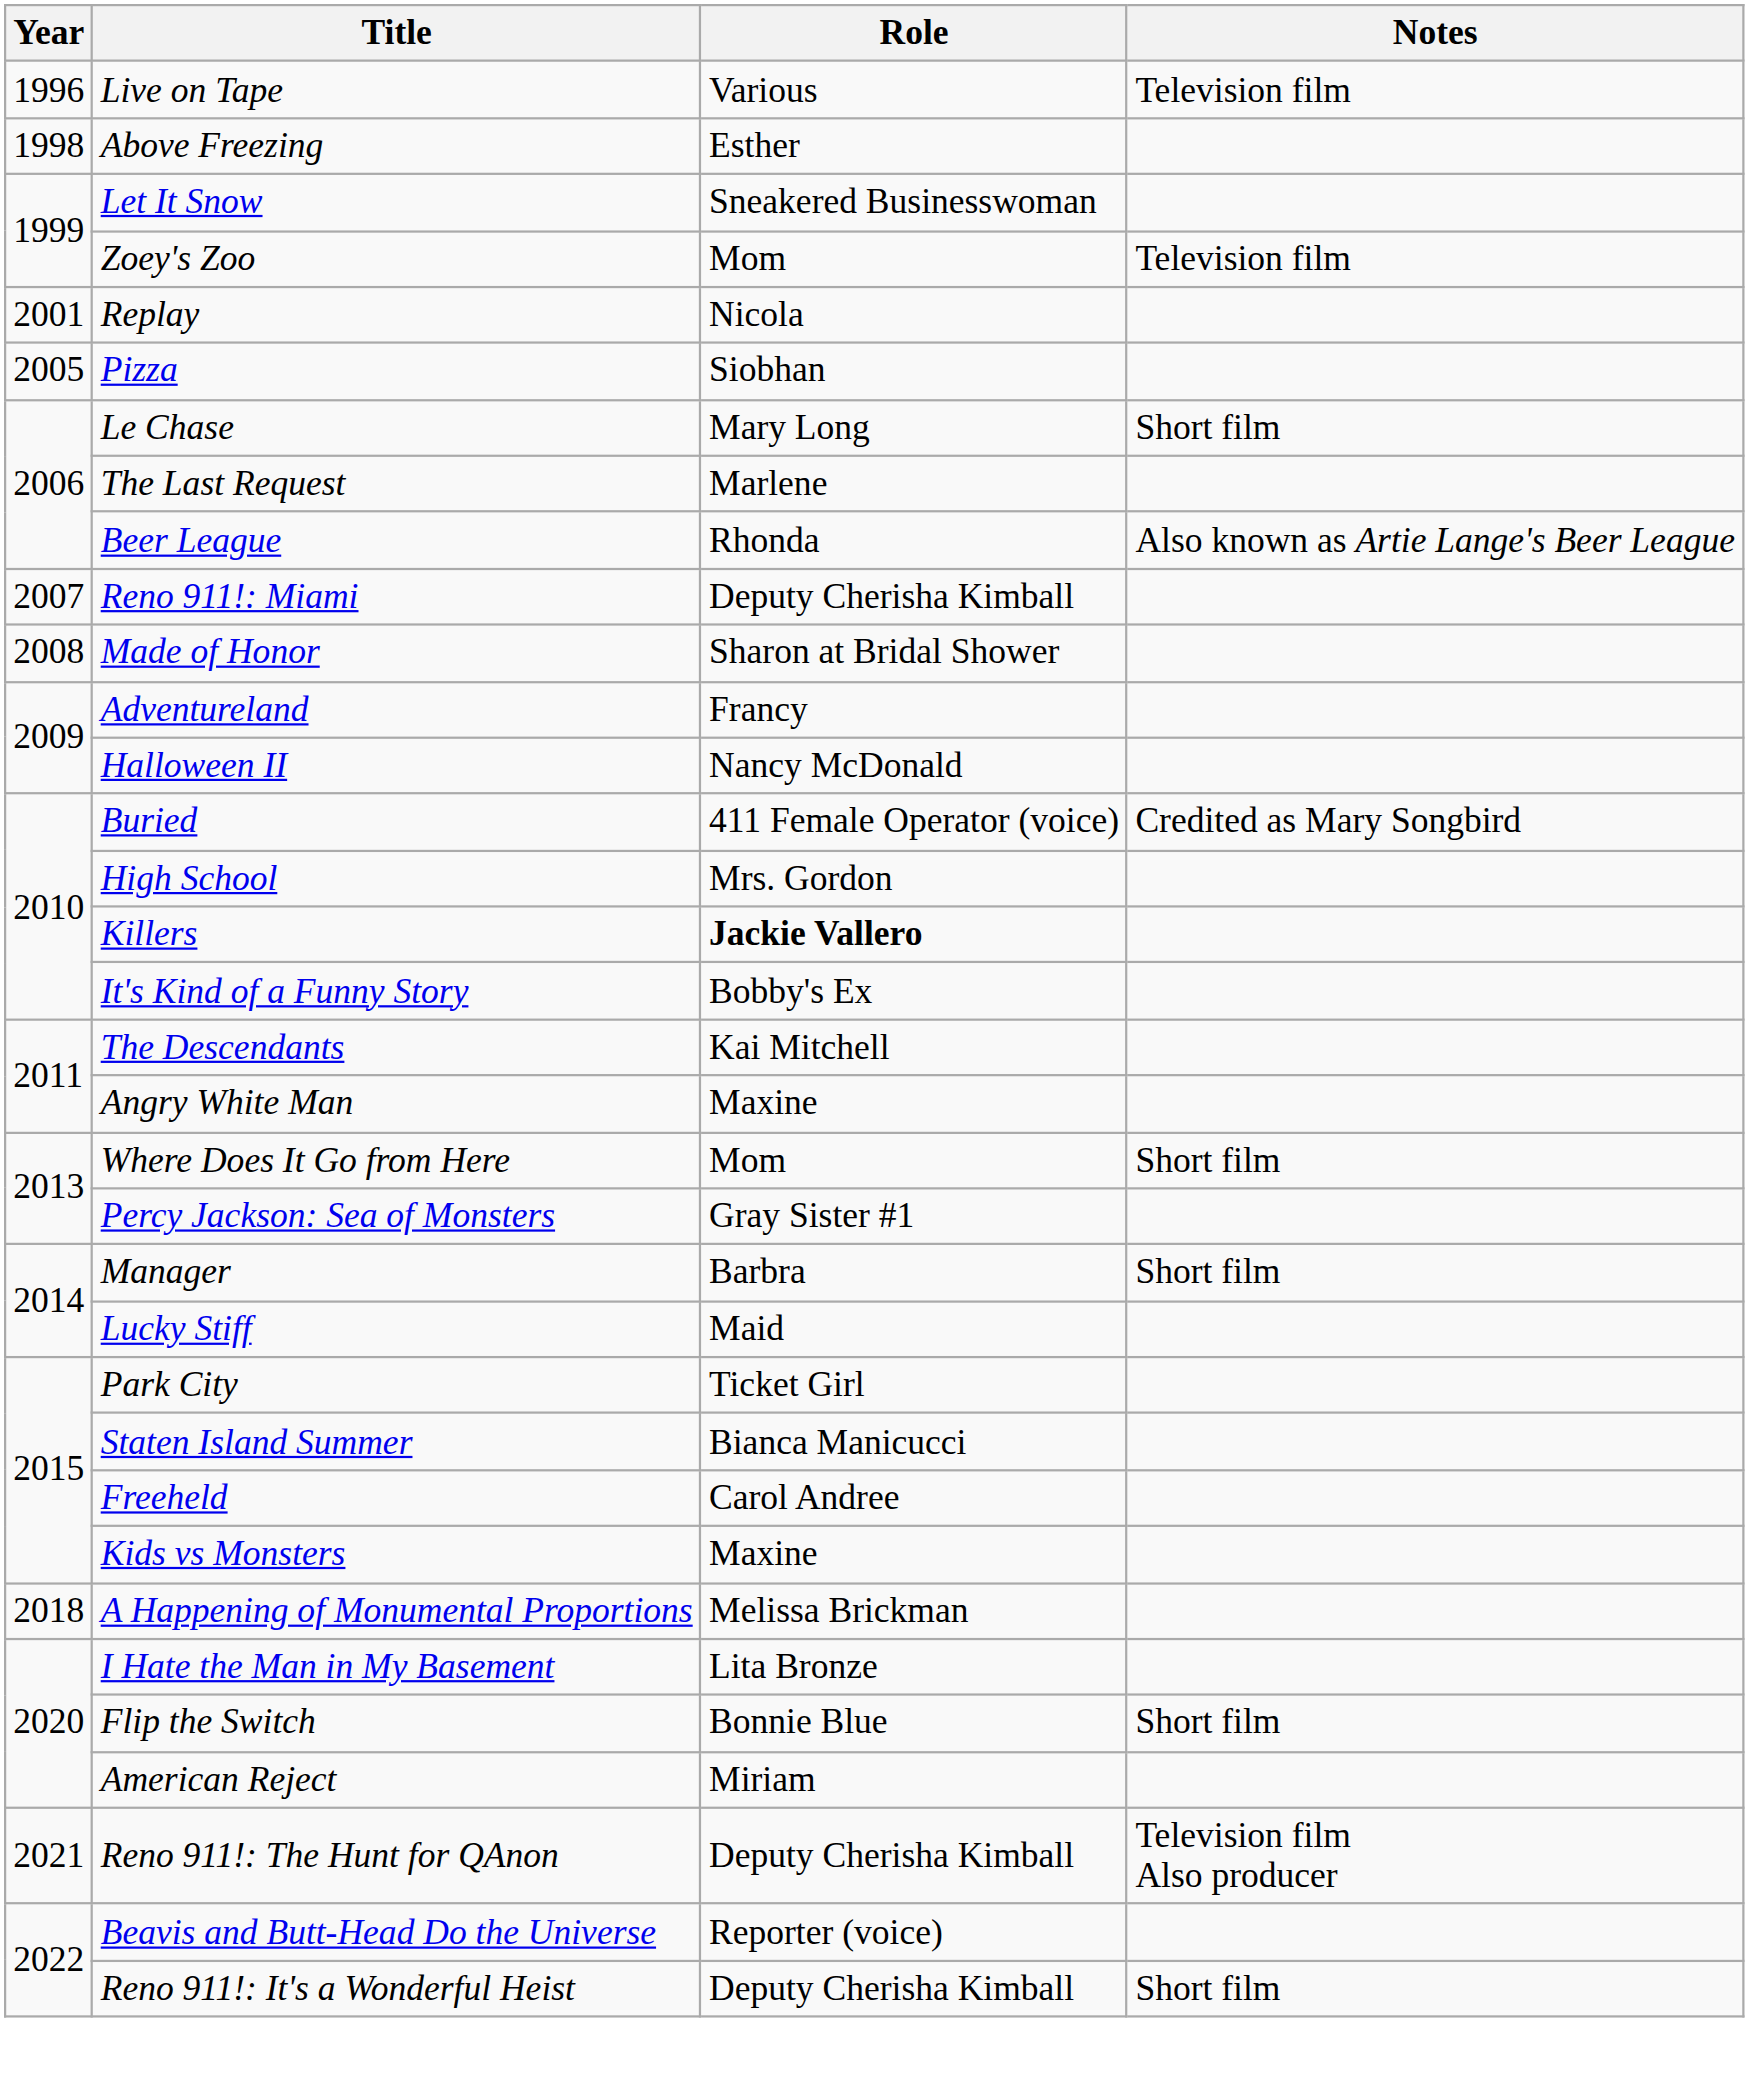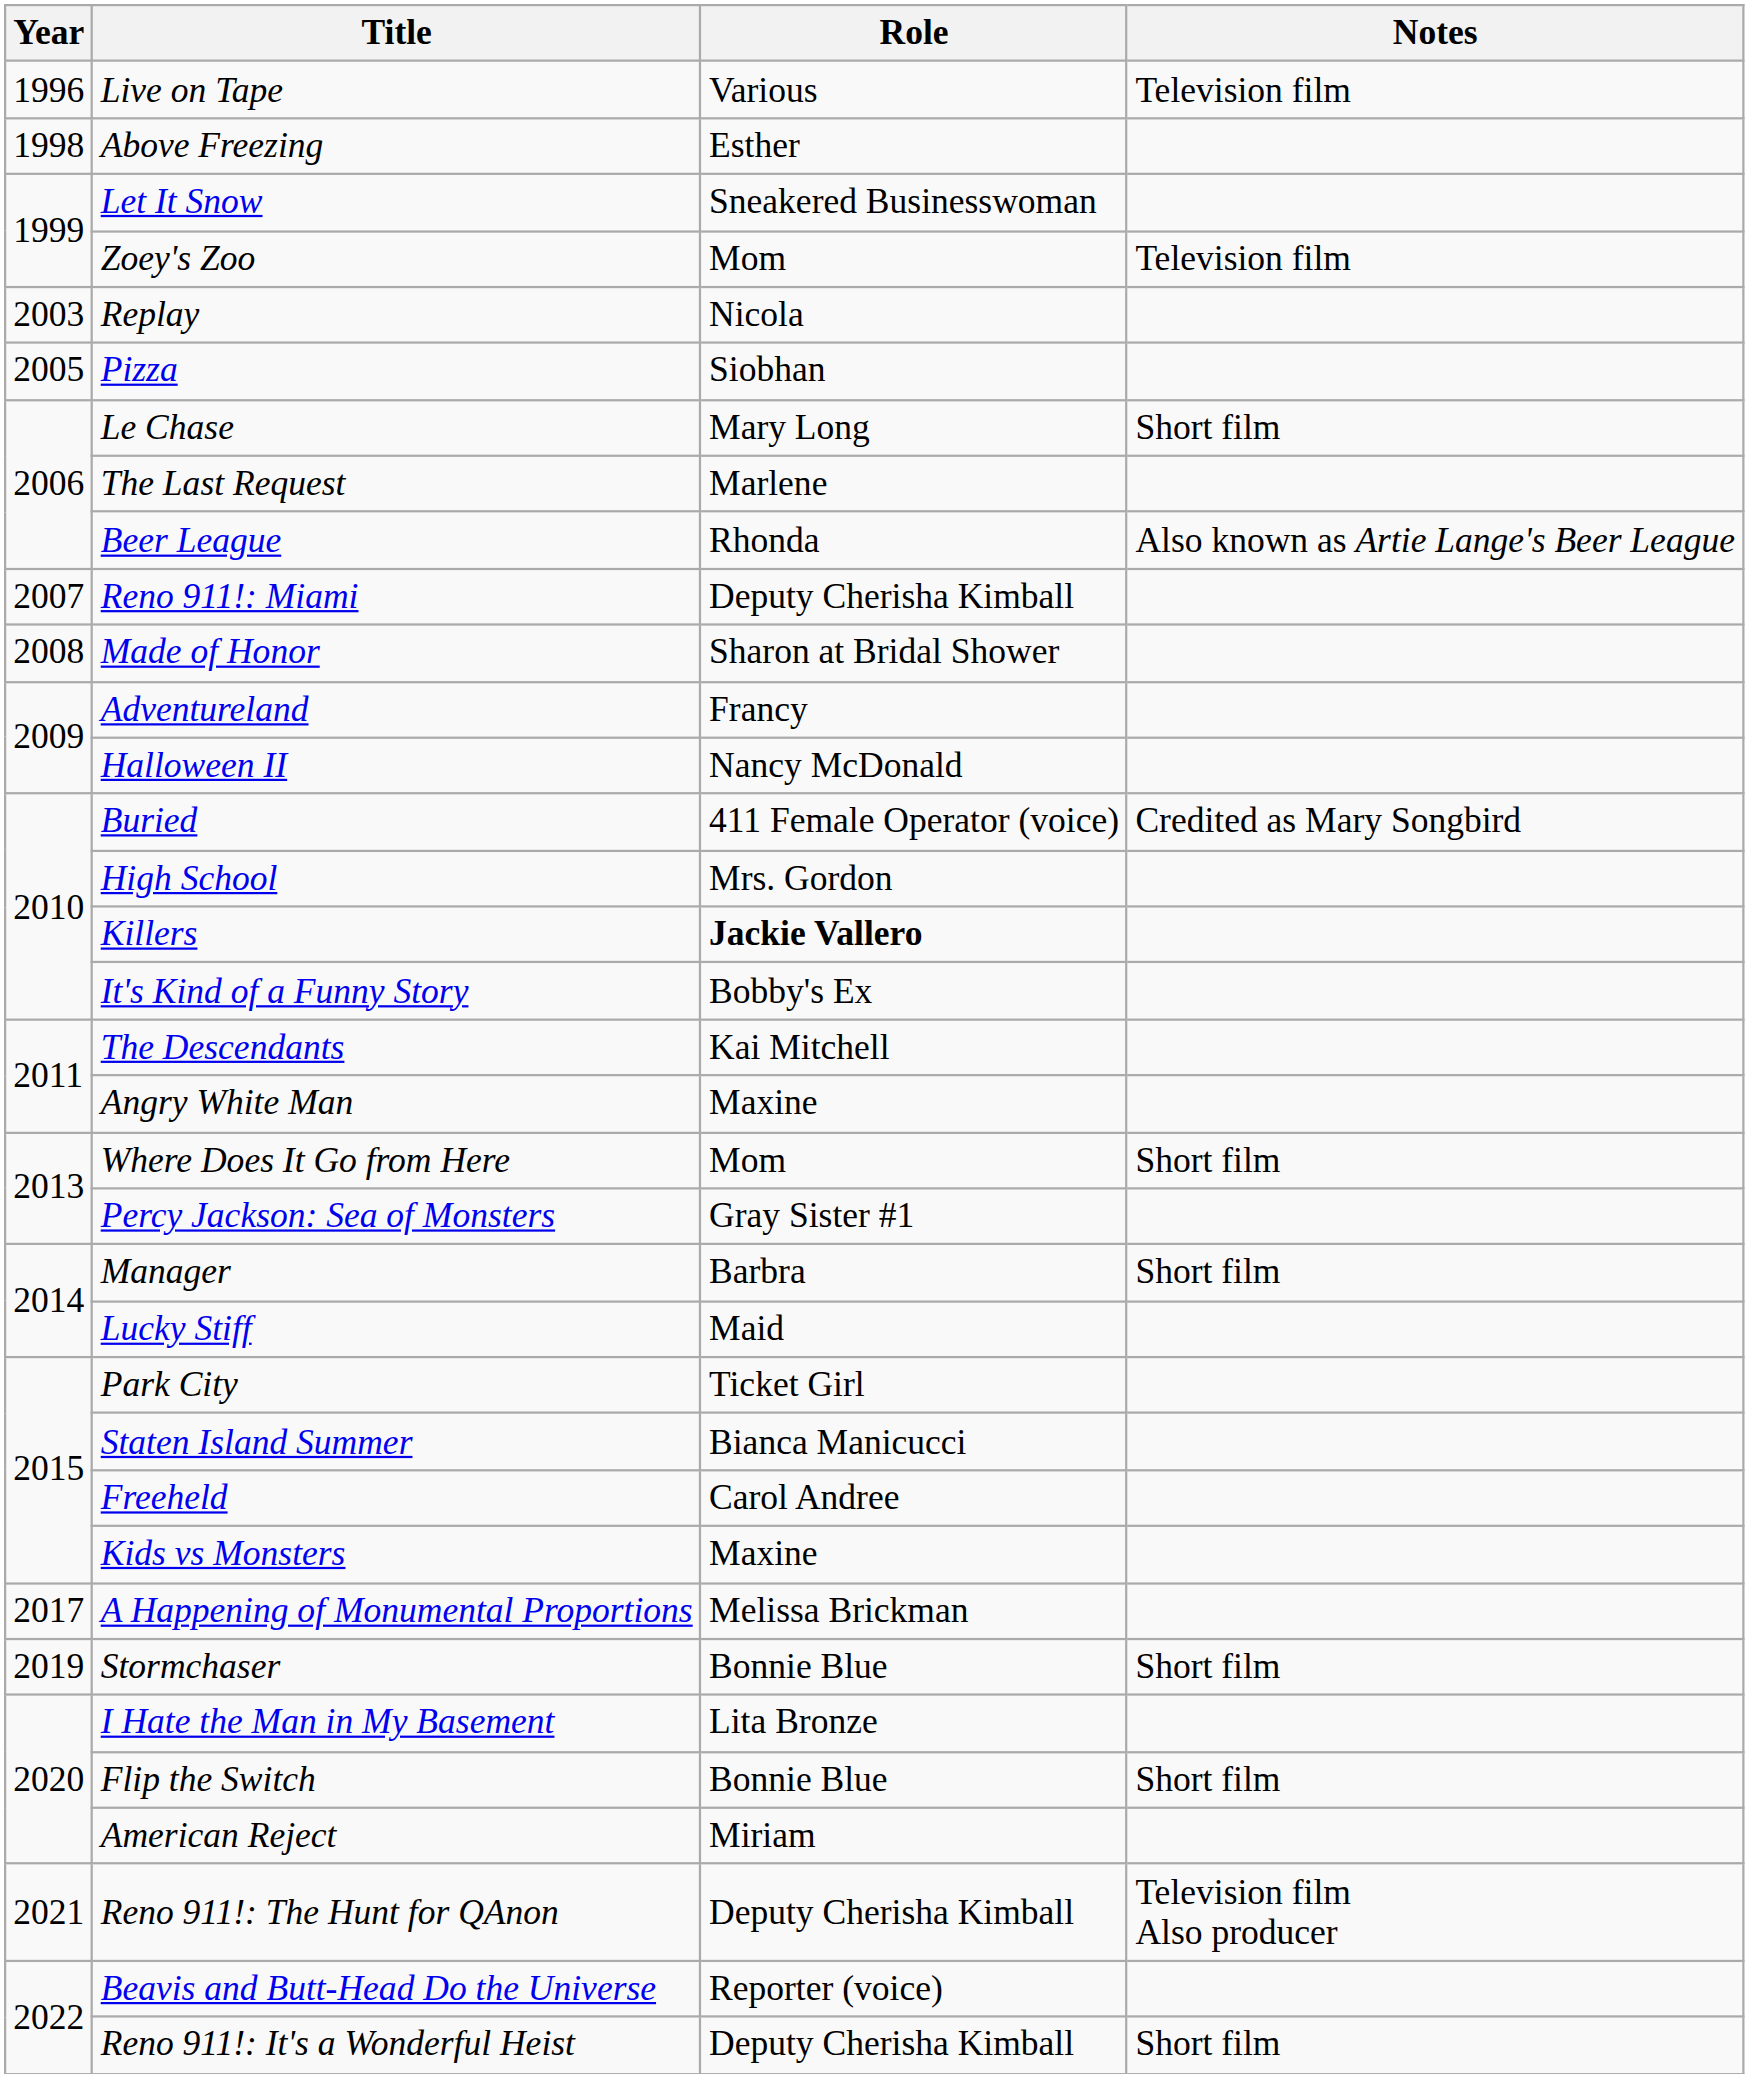(49, 314) 2001 -> (49, 314) 2003
(49, 1609) 2018 -> (49, 1609) 2017
+ row: (190, 1666)
